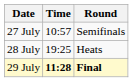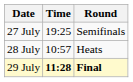(58, 31) 10:57 -> (58, 31) 19:25
(58, 49) 19:25 -> (58, 49) 10:57
